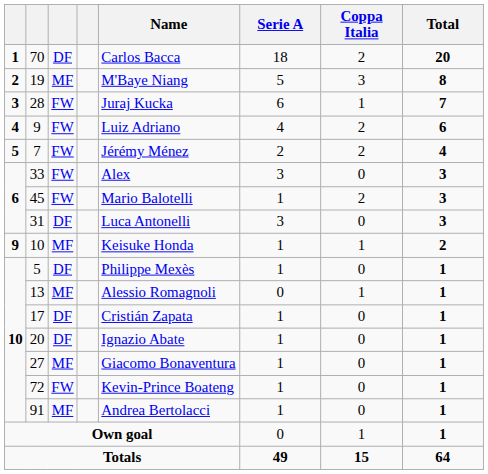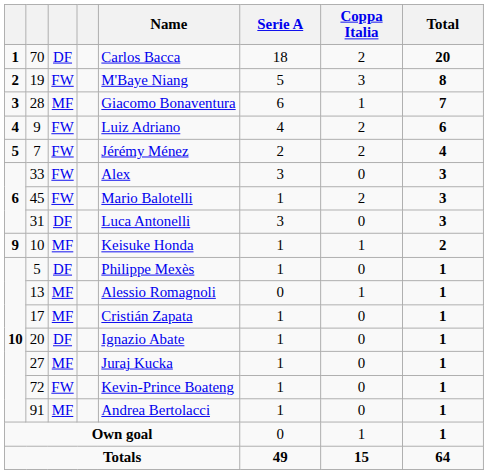(63, 80) MF -> (63, 80) FW
(63, 103) FW -> (63, 103) MF
(137, 103) Juraj Kucka -> (169, 103) Giacomo Bonaventura
(63, 316) DF -> (63, 316) MF
(169, 363) Giacomo Bonaventura -> (137, 363) Juraj Kucka
